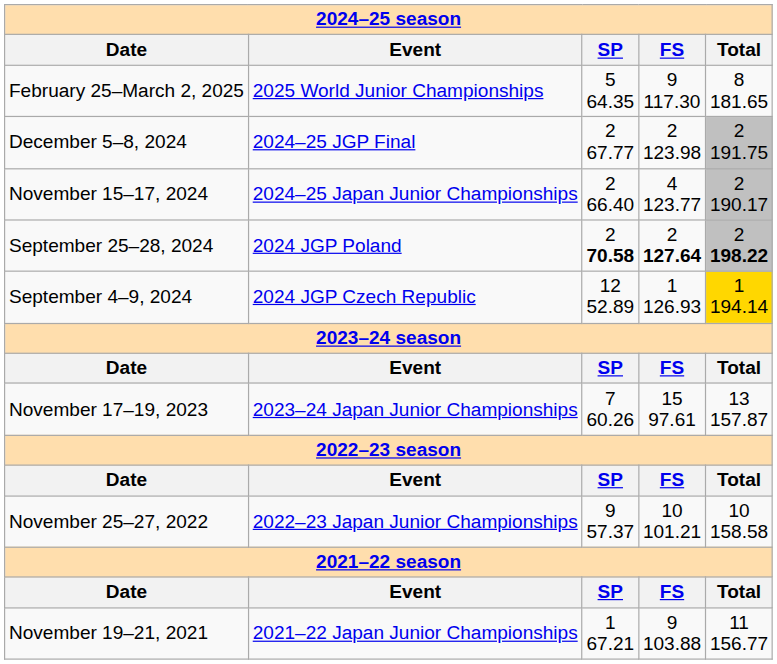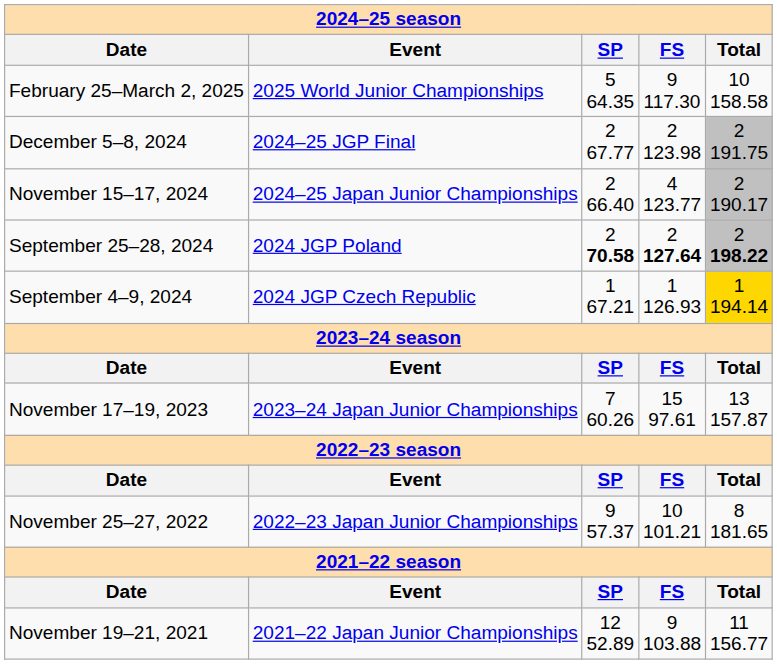(739, 90) 8 181.65 -> (739, 90) 10 158.58
(610, 297) 12 52.89 -> (610, 297) 1 67.21
(739, 521) 10 158.58 -> (739, 521) 8 181.65
(610, 633) 1 67.21 -> (610, 633) 12 52.89
